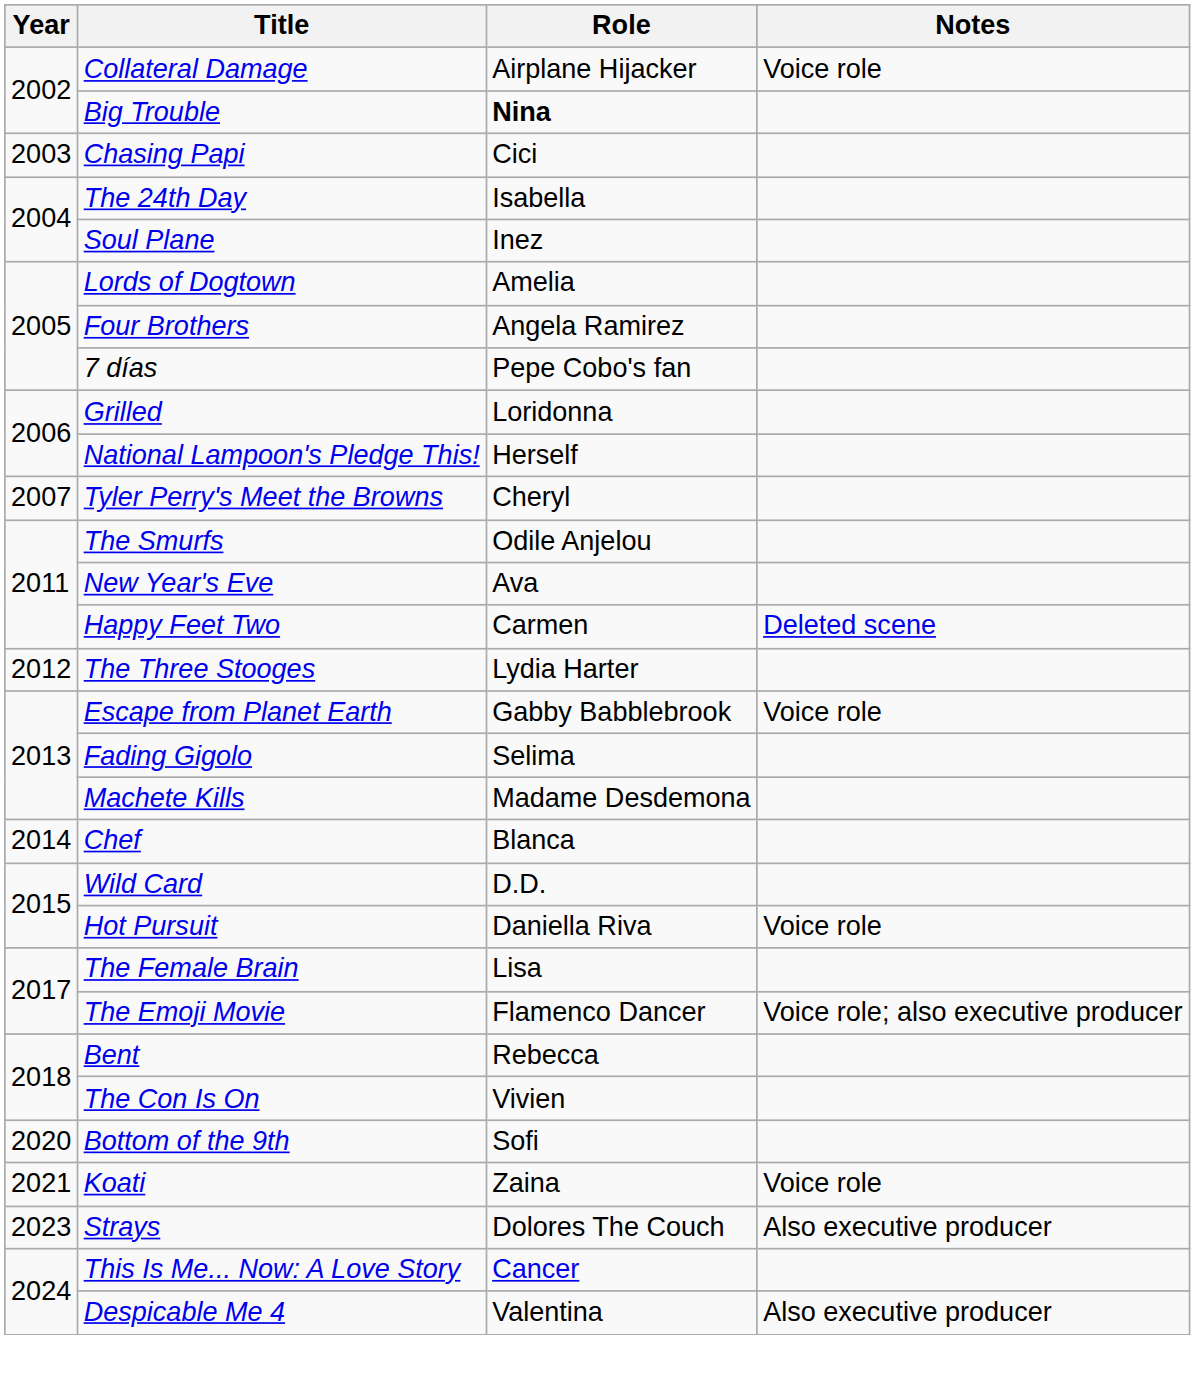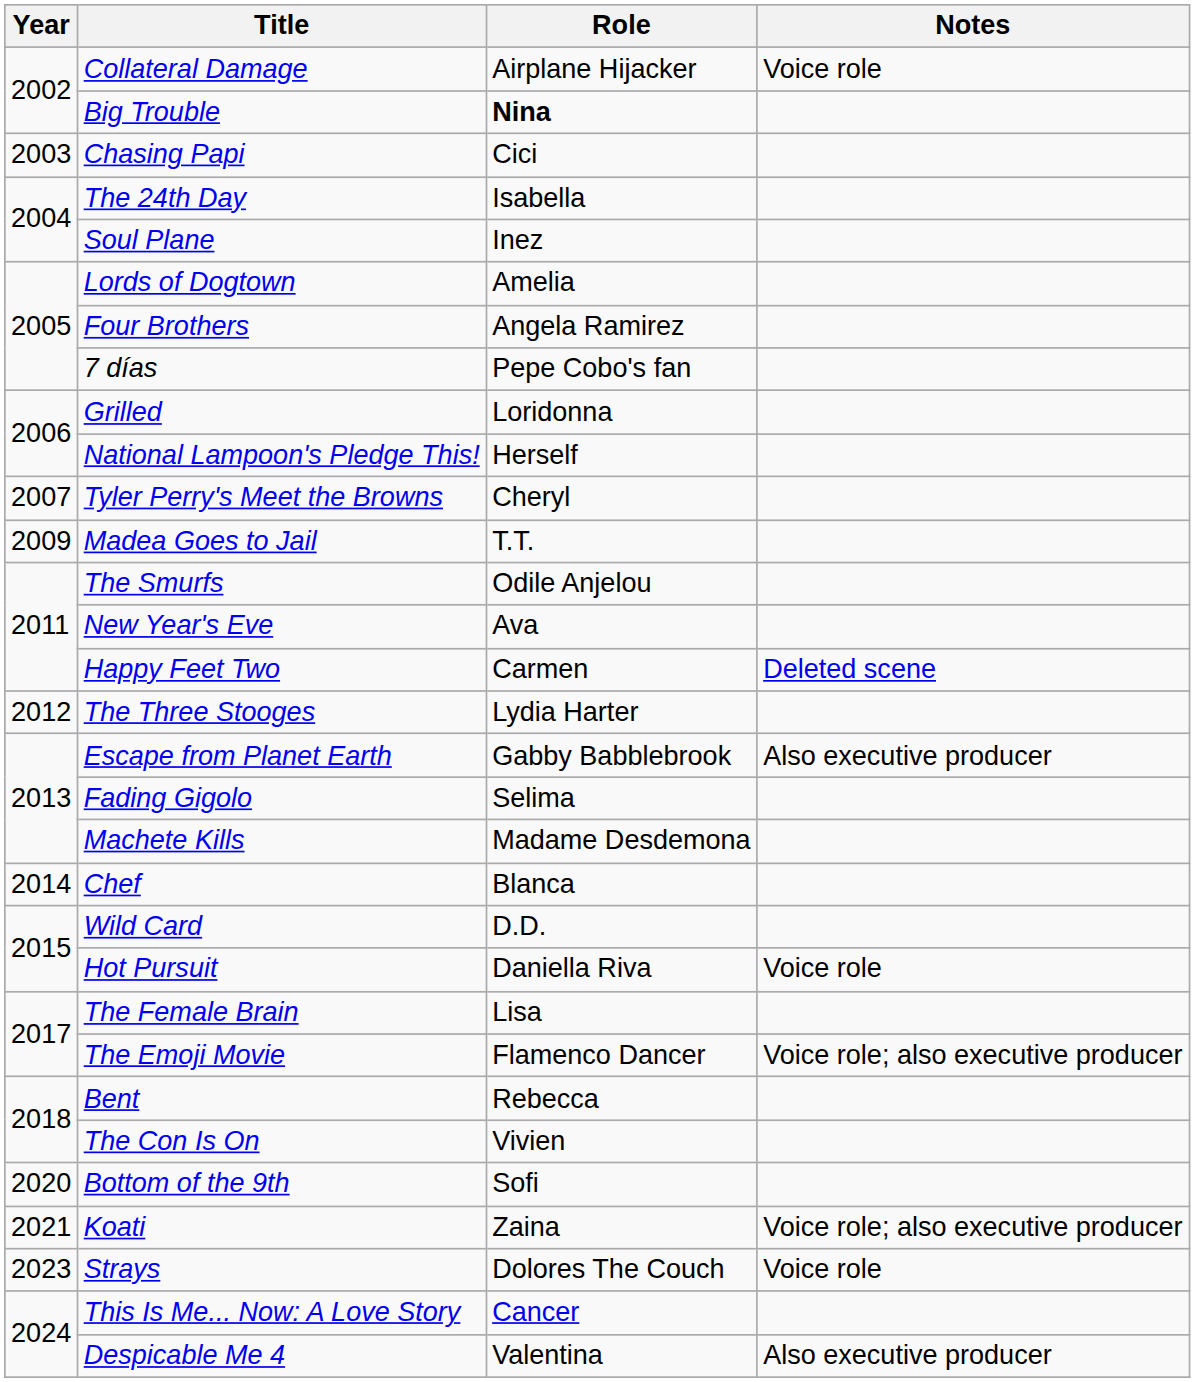+ row: (200, 540)
(823, 712) Voice role -> (907, 754) Also executive producer
(823, 1183) Voice role -> (973, 1226) Voice role; also executive producer
(907, 1226) Also executive producer -> (823, 1269) Voice role
